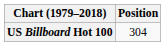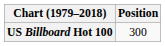(138, 32) 304 -> (138, 32) 300
